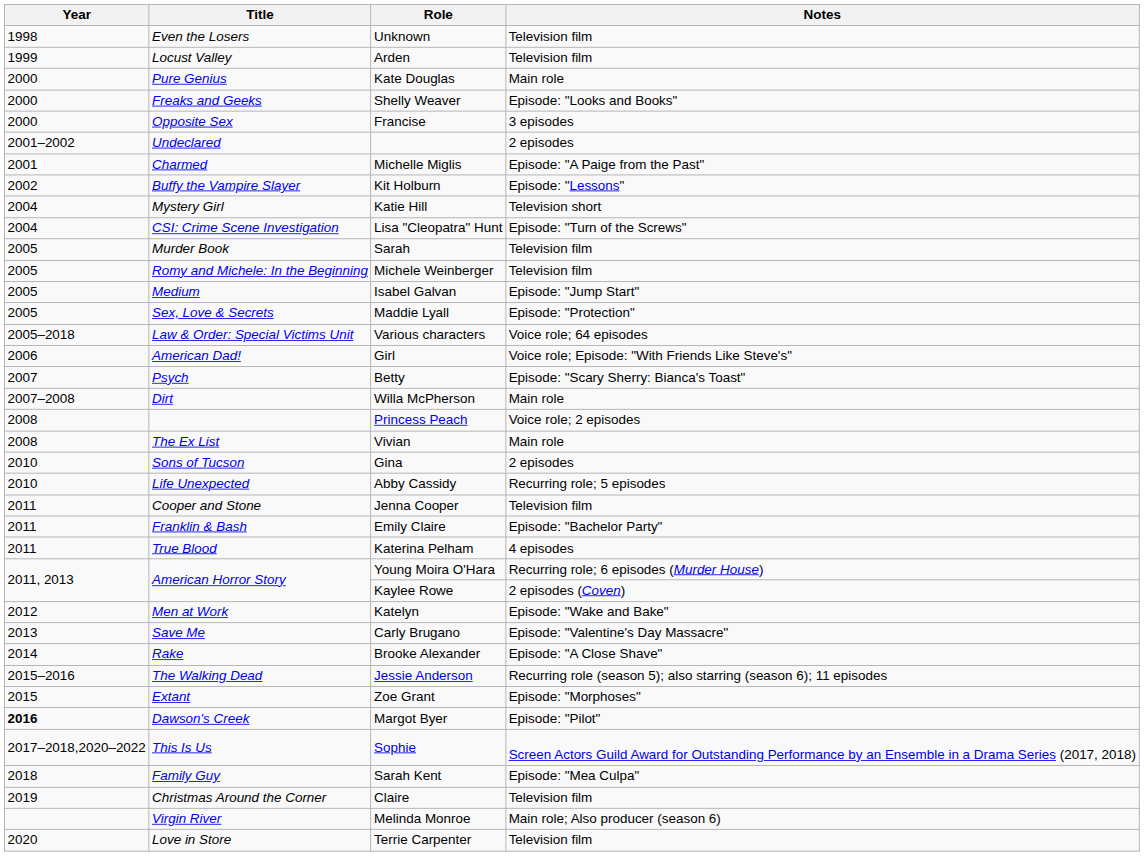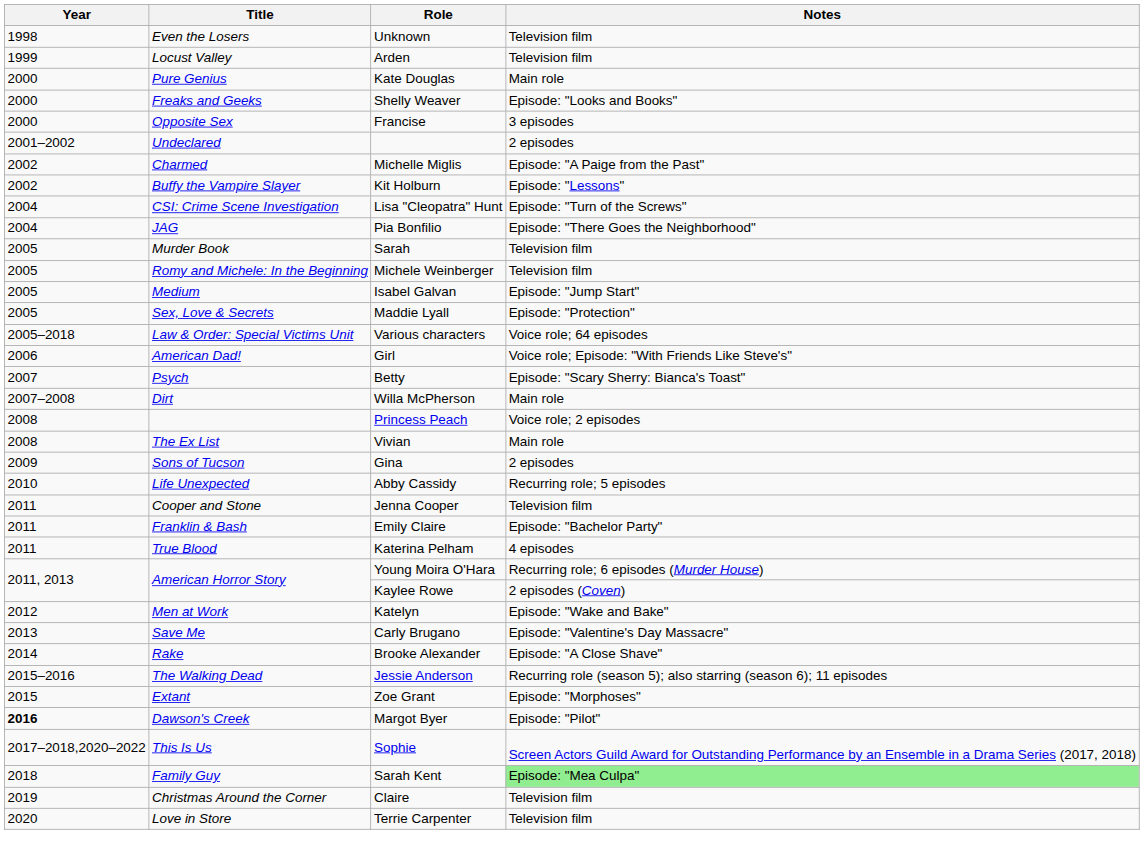(22, 164) 2001 -> (22, 164) 2002
- row: (401, 206)
+ row: (408, 228)
(22, 462) 2010 -> (22, 462) 2009
(574, 776) no background -> (574, 776) lightgreen background
- row: (422, 818)
